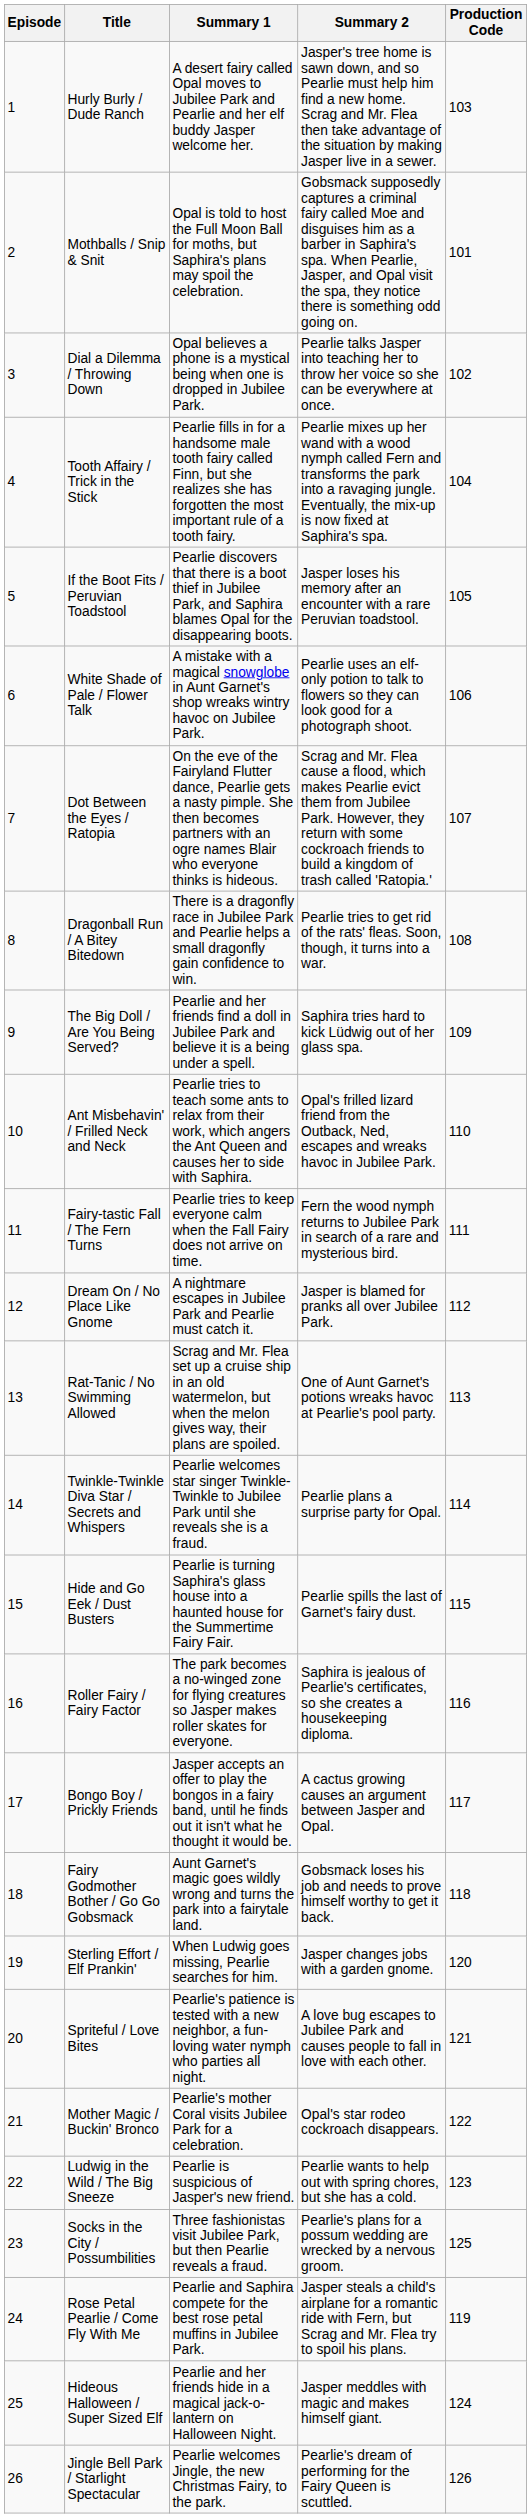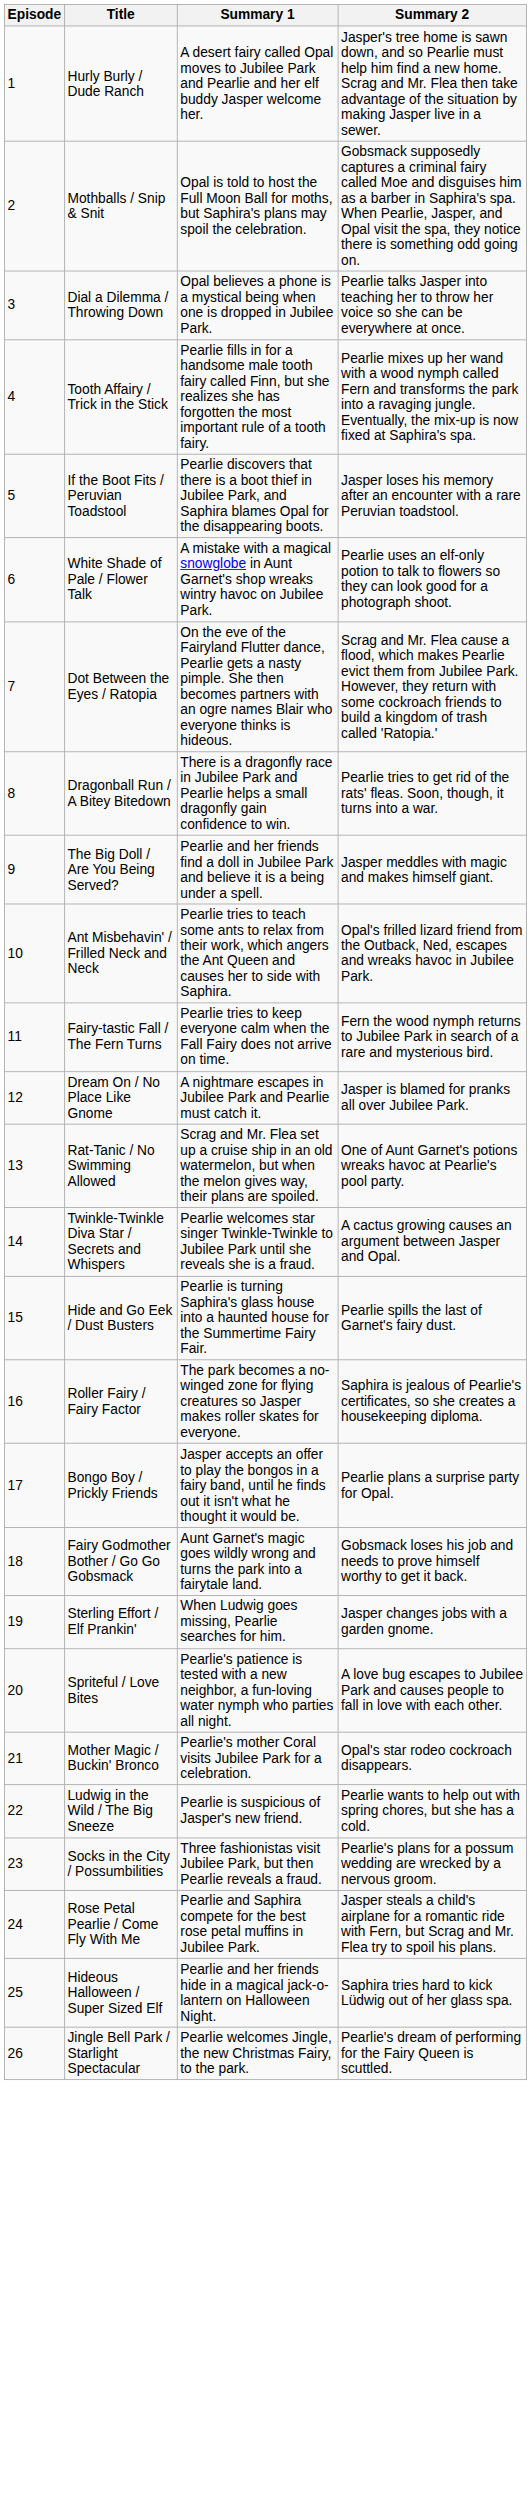- column: (486, 23)
(368, 1032) Saphira tries hard to kick Lüdwig out of her glass spa. -> (424, 869) Jasper meddles with magic and makes himself giant.
(371, 1505) Pearlie plans a surprise party for Opal. -> (426, 1241) A cactus growing causes an argument between Jasper and Opal.
(363, 1802) A cactus growing causes an argument between Jasper and Opal. -> (430, 1485) Pearlie plans a surprise party for Opal.
(364, 2403) Jasper meddles with magic and makes himself giant. -> (427, 1992) Saphira tries hard to kick Lüdwig out of her glass spa.
